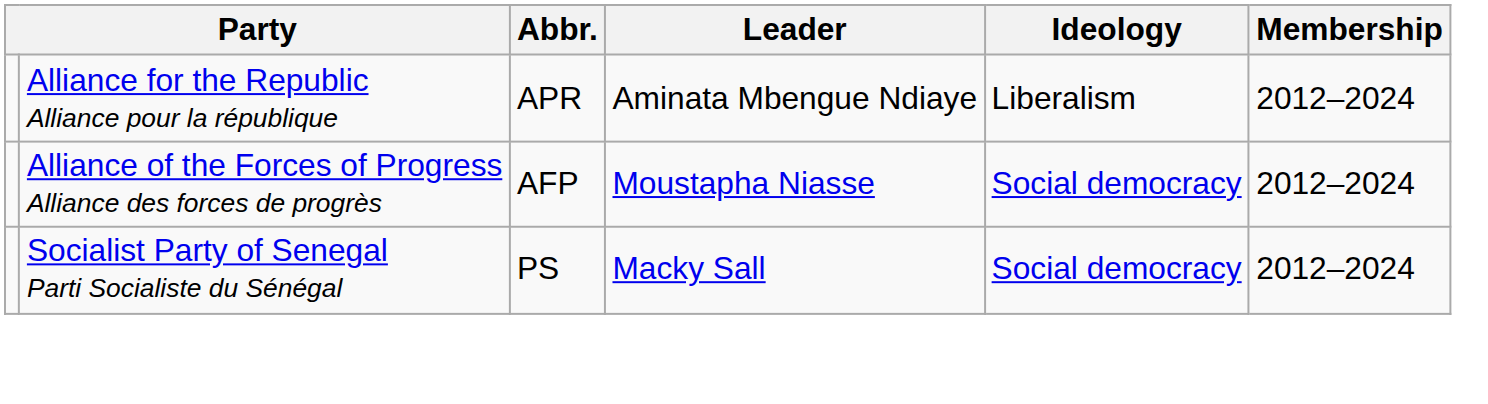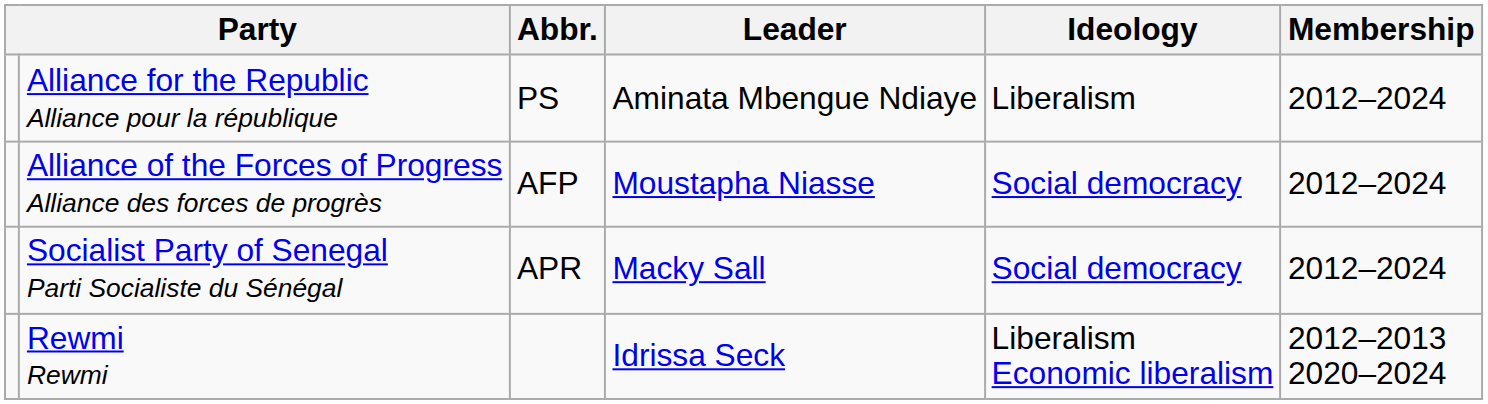(549, 97) APR -> (538, 97) PS
(538, 269) PS -> (549, 269) APR
+ row: (75, 355)
